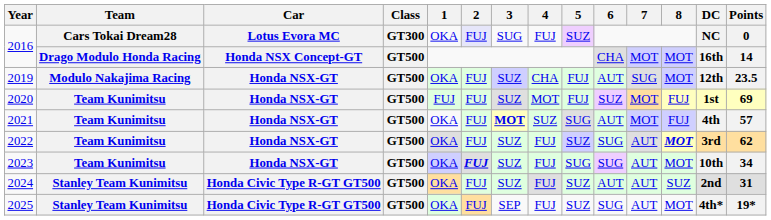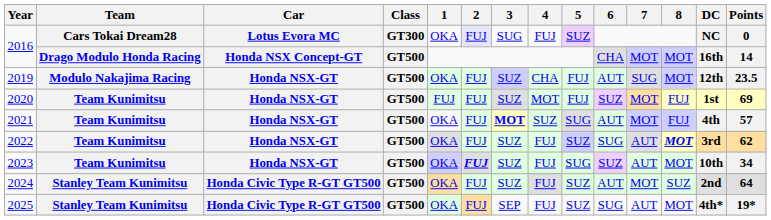(610, 162) SUG -> (610, 162) SUZ
(644, 183) AUT -> (644, 183) MOT
(746, 183) 31 -> (746, 183) 64
